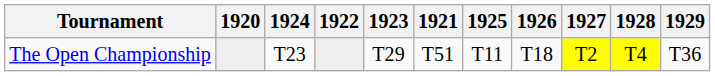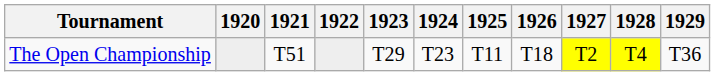columns swapped: (438, 21) <-> (290, 21)
